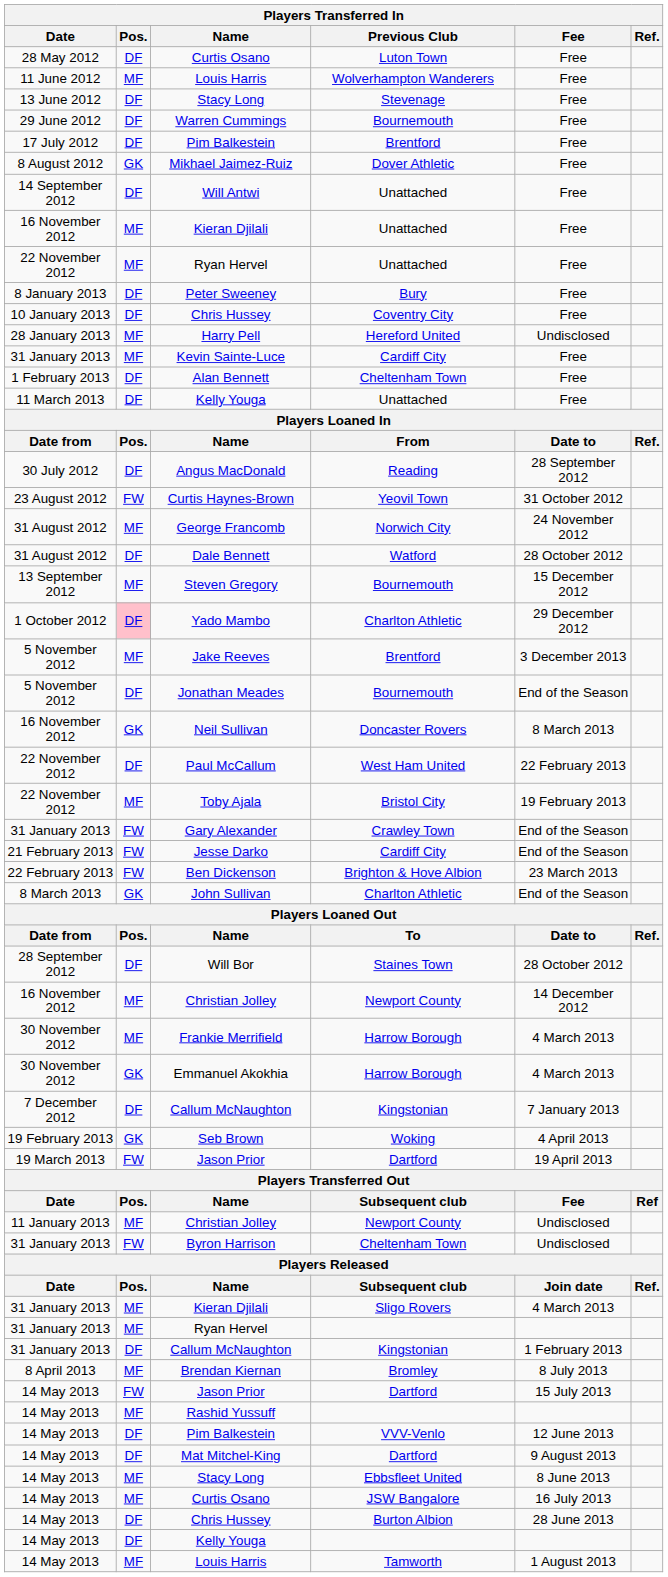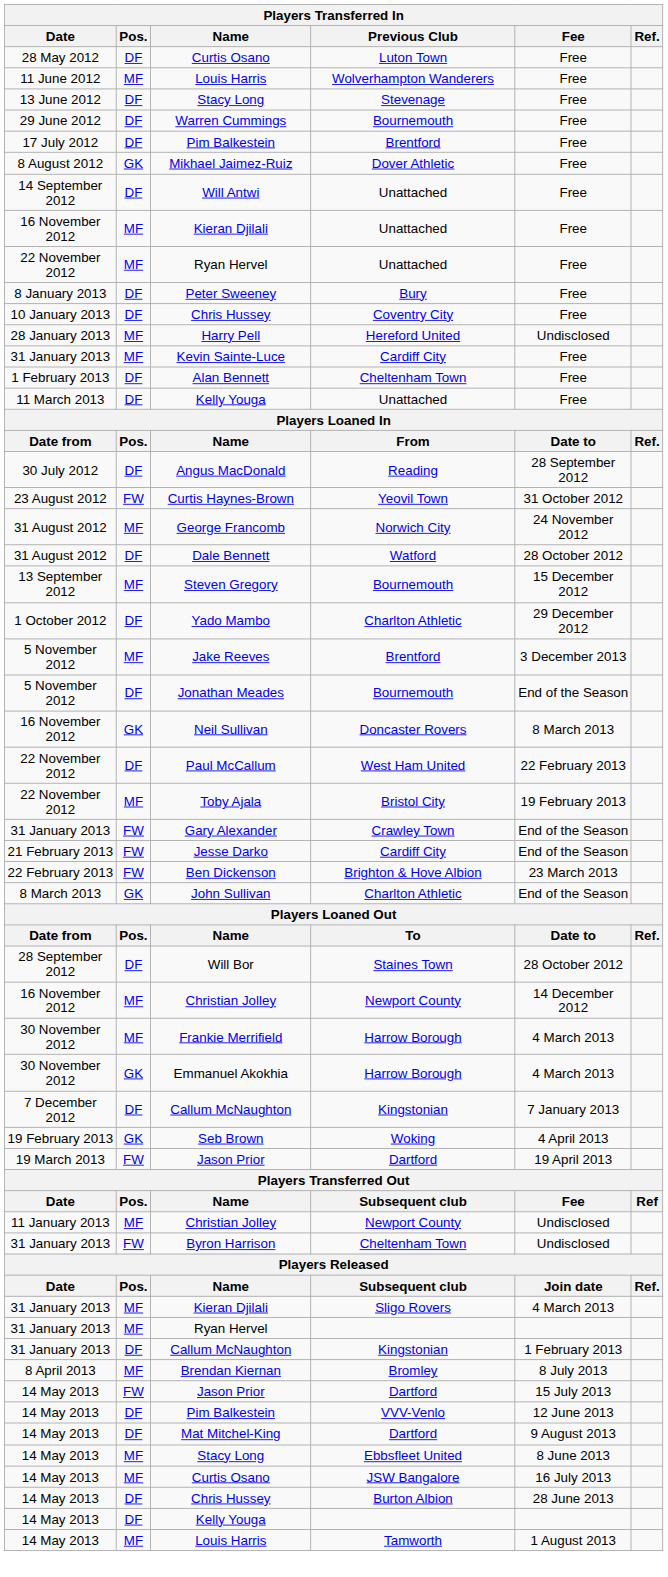(133, 621) pink background -> (133, 621) no background
- row: (60, 1413)
